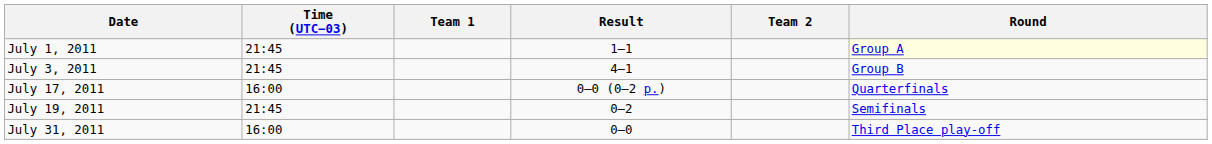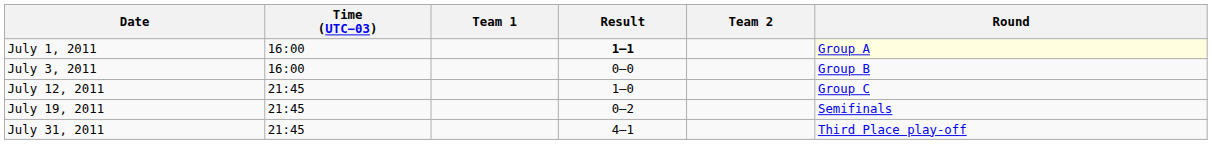(264, 49) 21:45 -> (286, 49) 16:00
(621, 49) normal -> (623, 49) bold
(264, 69) 21:45 -> (286, 69) 16:00
(621, 69) 4–1 -> (623, 69) 0–0
+ row: (56, 89)
- row: (56, 89)
(264, 129) 16:00 -> (286, 129) 21:45
(621, 129) 0–0 -> (623, 129) 4–1
